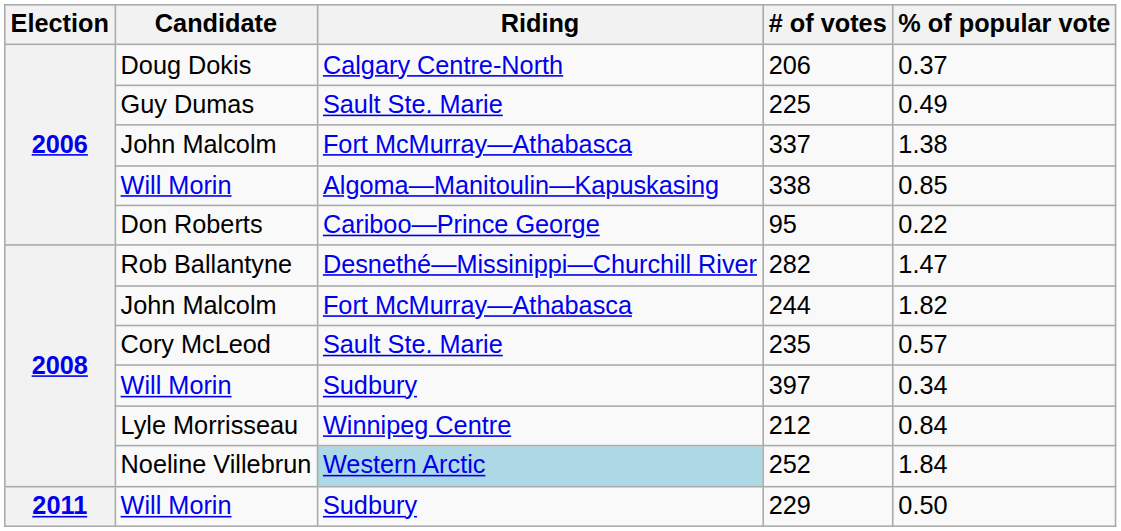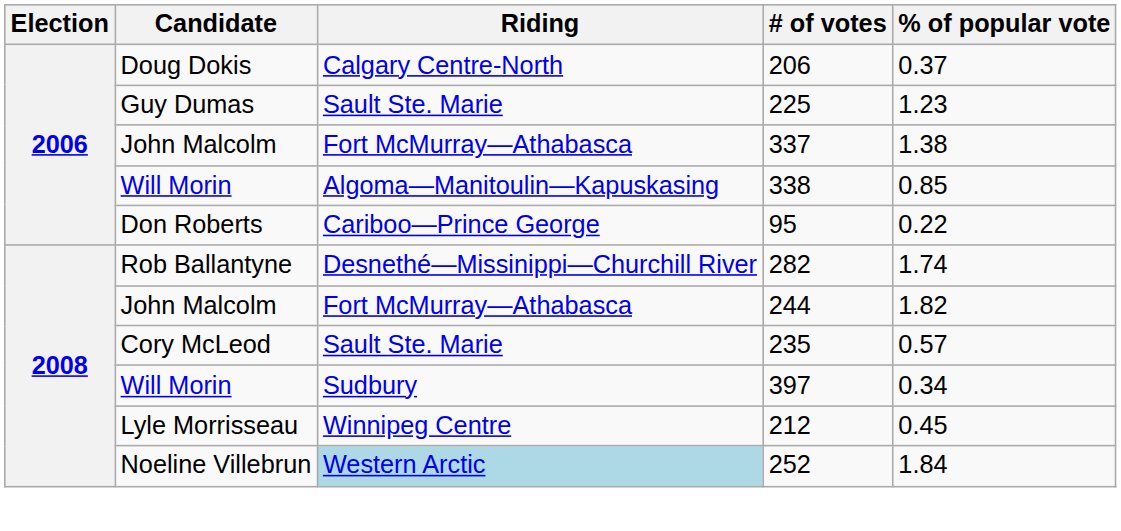(923, 104) 0.49 -> (923, 104) 1.23
(923, 265) 1.47 -> (923, 265) 1.74
(923, 425) 0.84 -> (923, 425) 0.45
- row: (790, 505)
